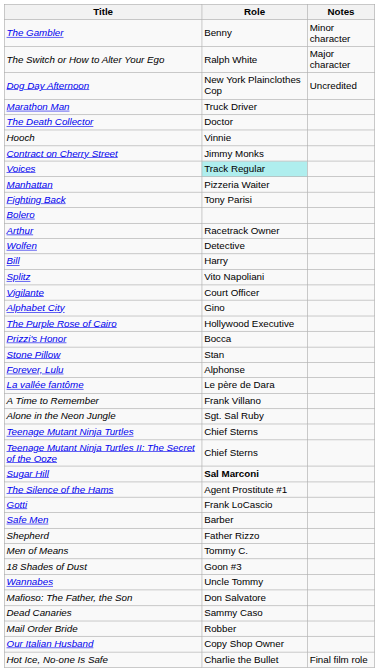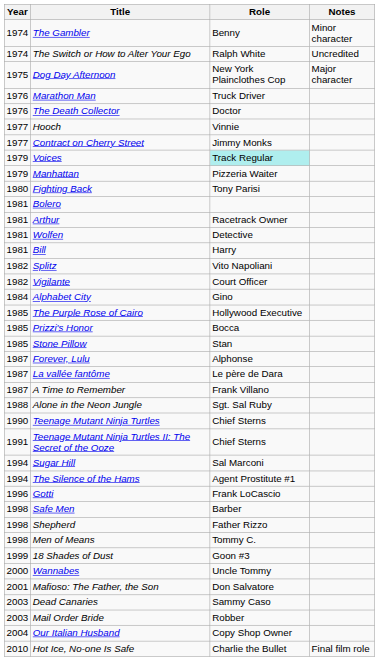+ column: (17, 12)
(330, 59) Major character -> (335, 54) Uncredited
(333, 86) Uncredited -> (332, 75) Major character
(232, 474) bold -> (238, 463) normal
